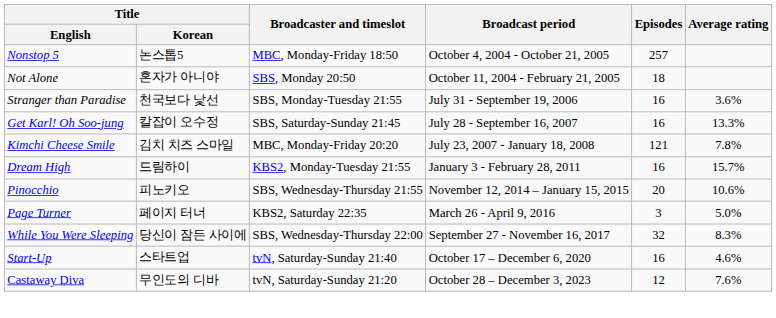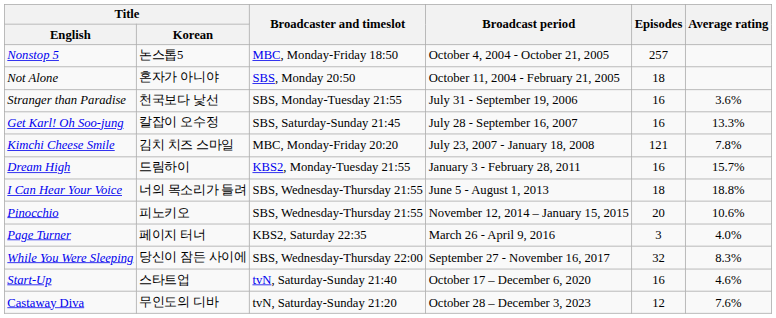+ row: (65, 190)
(728, 212) 5.0% -> (728, 235) 4.0%
